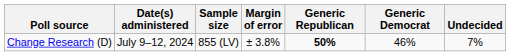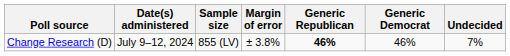(325, 42) 50% -> (325, 42) 46%
